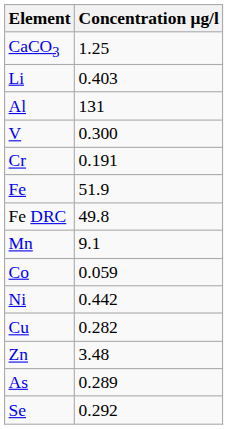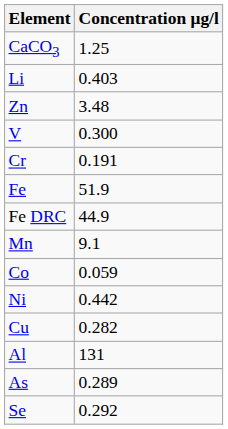rows swapped: (17, 105) <-> (18, 354)
(94, 216) 49.8 -> (94, 216) 44.9
